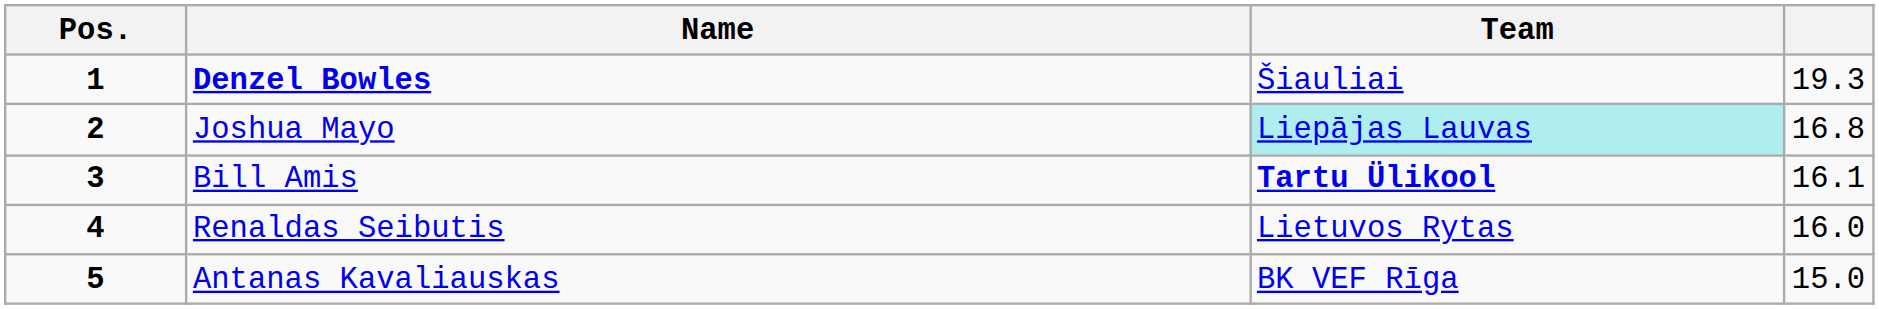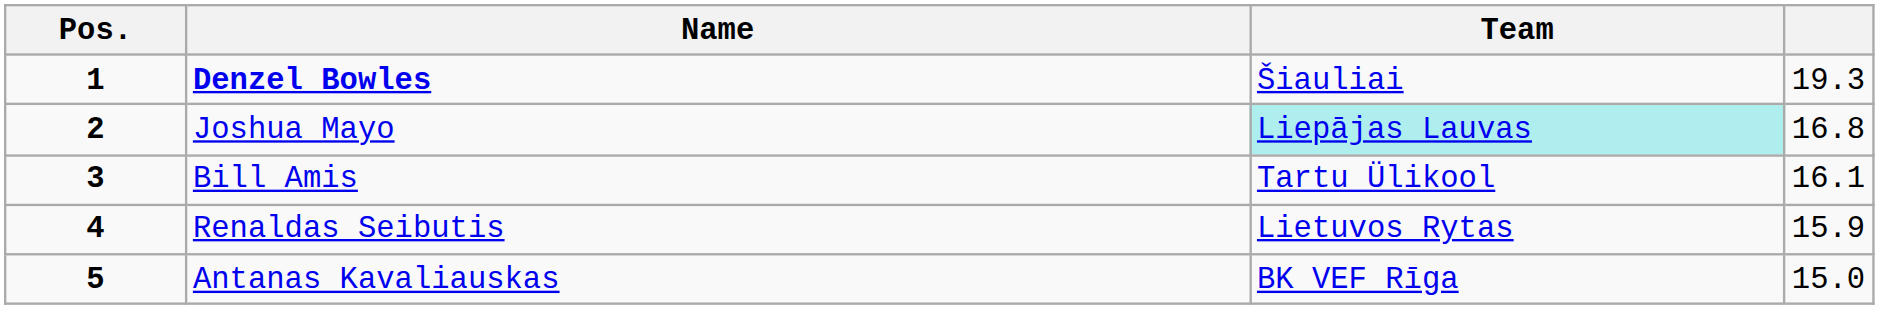(1376, 179) bold -> (1376, 179) normal
(1828, 229) 16.0 -> (1828, 229) 15.9
